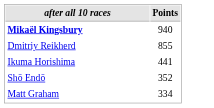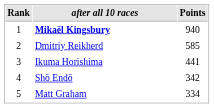+ column: (19, 13)
(165, 46) 855 -> (193, 46) 585
(165, 78) 352 -> (193, 78) 342
